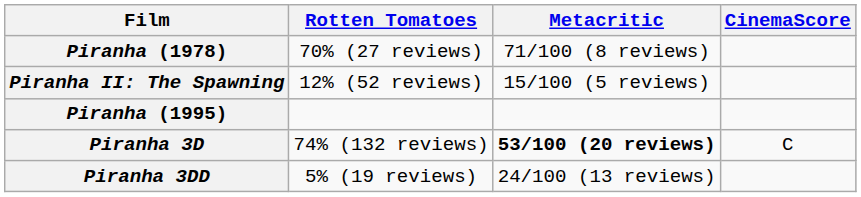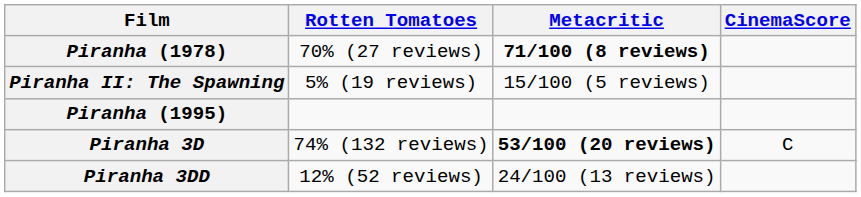(607, 51) normal -> (607, 51) bold
(391, 83) 12% (52 reviews) -> (391, 83) 5% (19 reviews)
(391, 176) 5% (19 reviews) -> (391, 176) 12% (52 reviews)
